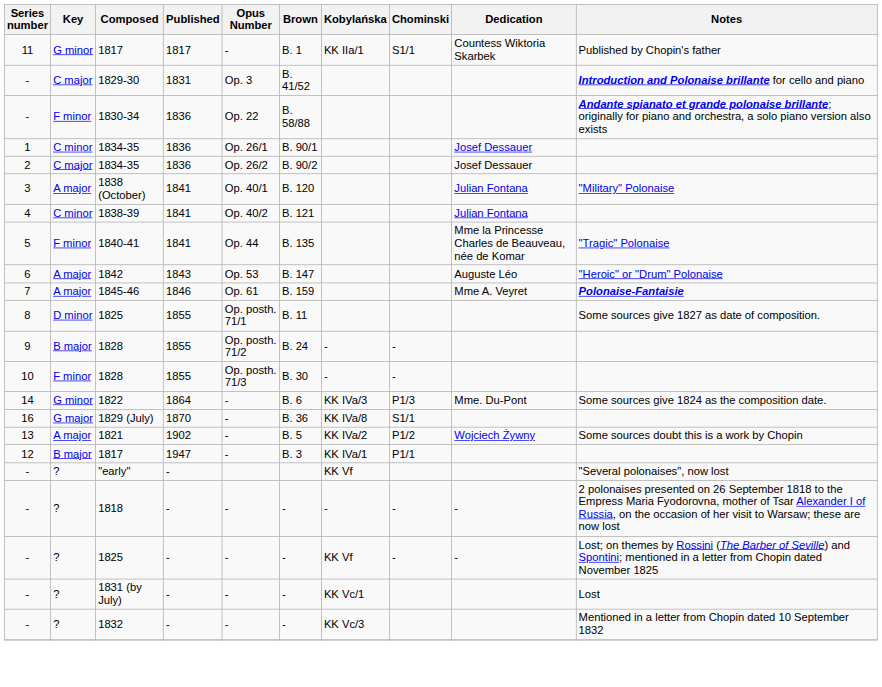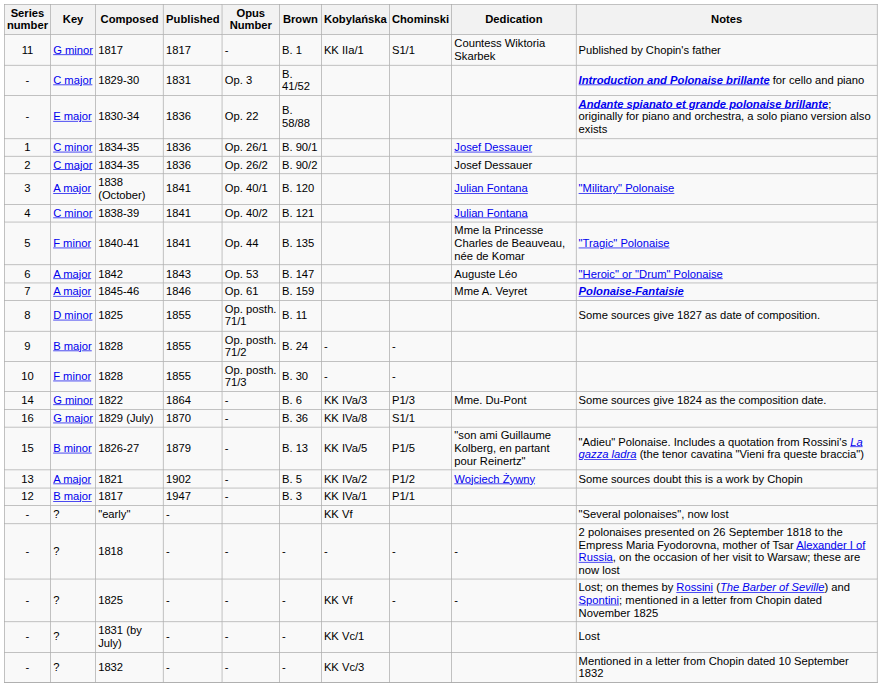(72, 117) F minor -> (72, 117) E major
+ row: (27, 448)
